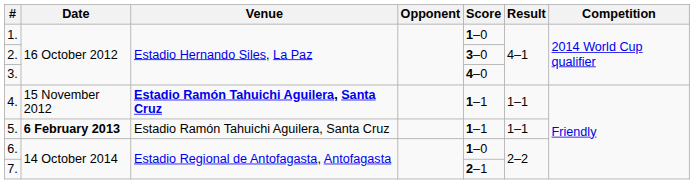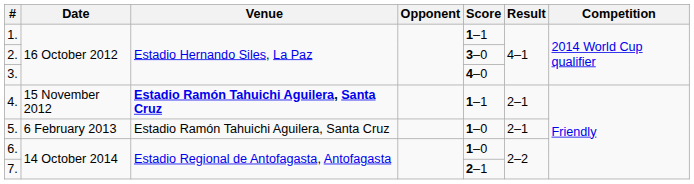(477, 34) 1–0 -> (477, 34) 1–1
(518, 101) 1–1 -> (518, 101) 2–1
(72, 128) bold -> (70, 128) normal
(477, 128) 1–1 -> (477, 128) 1–0
(518, 128) 1–1 -> (518, 128) 2–1
